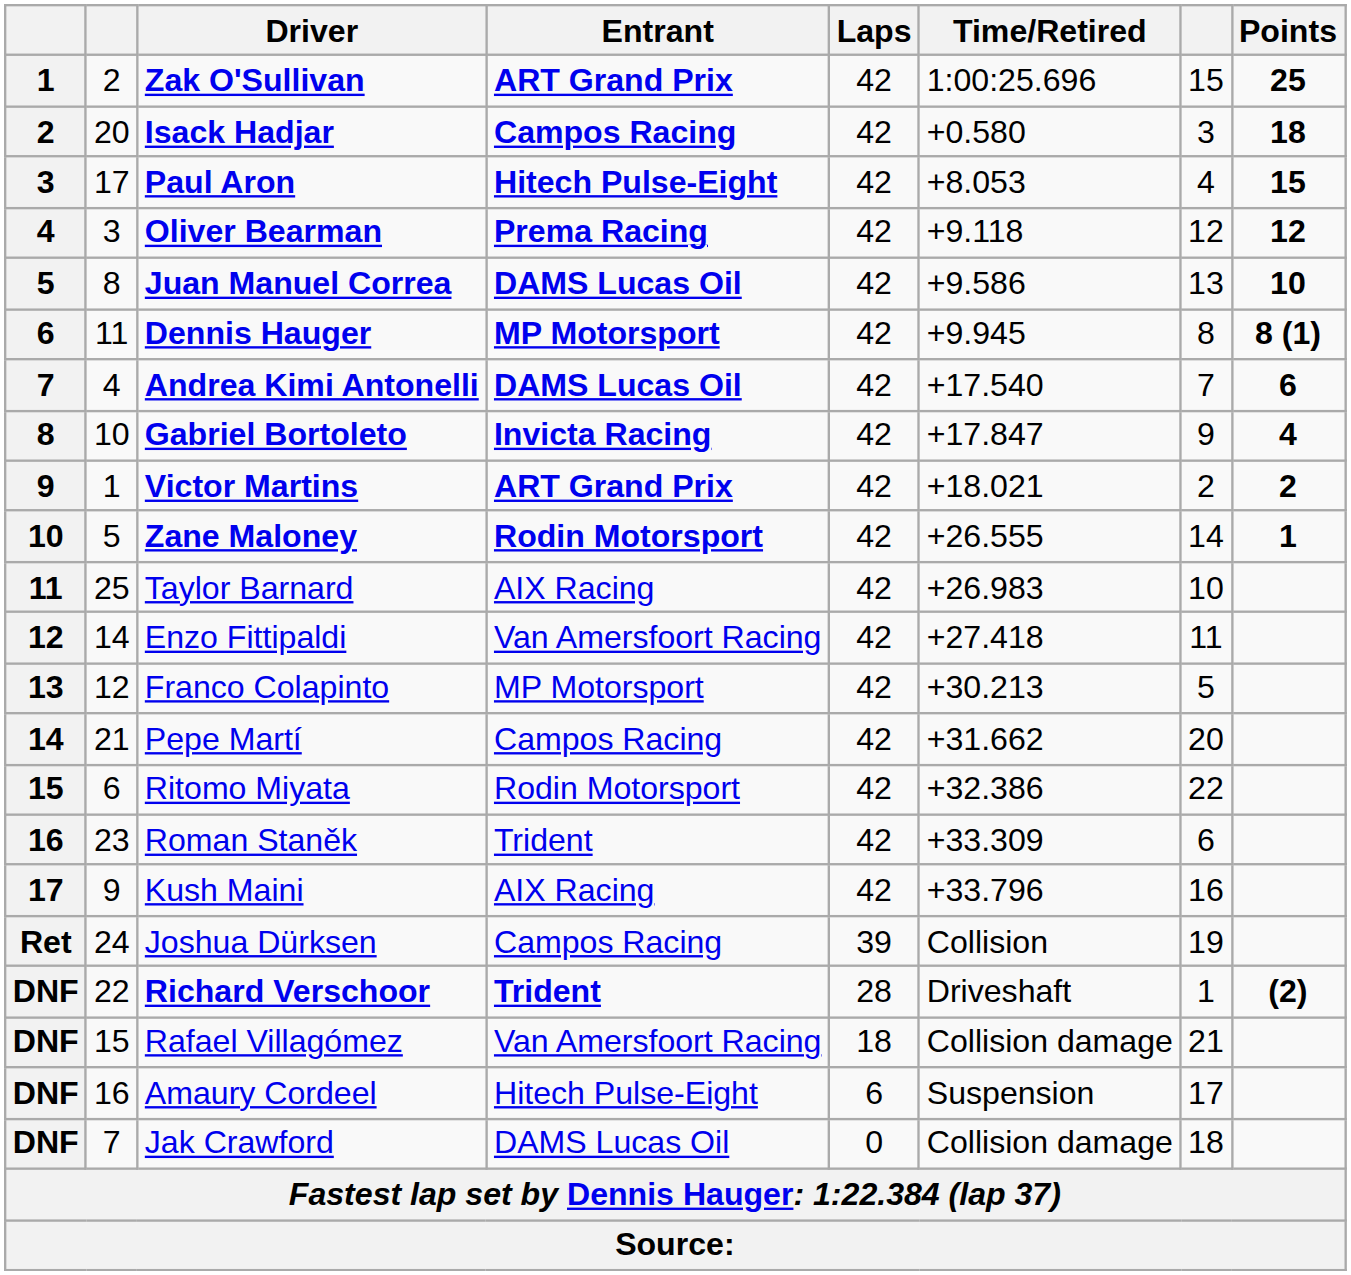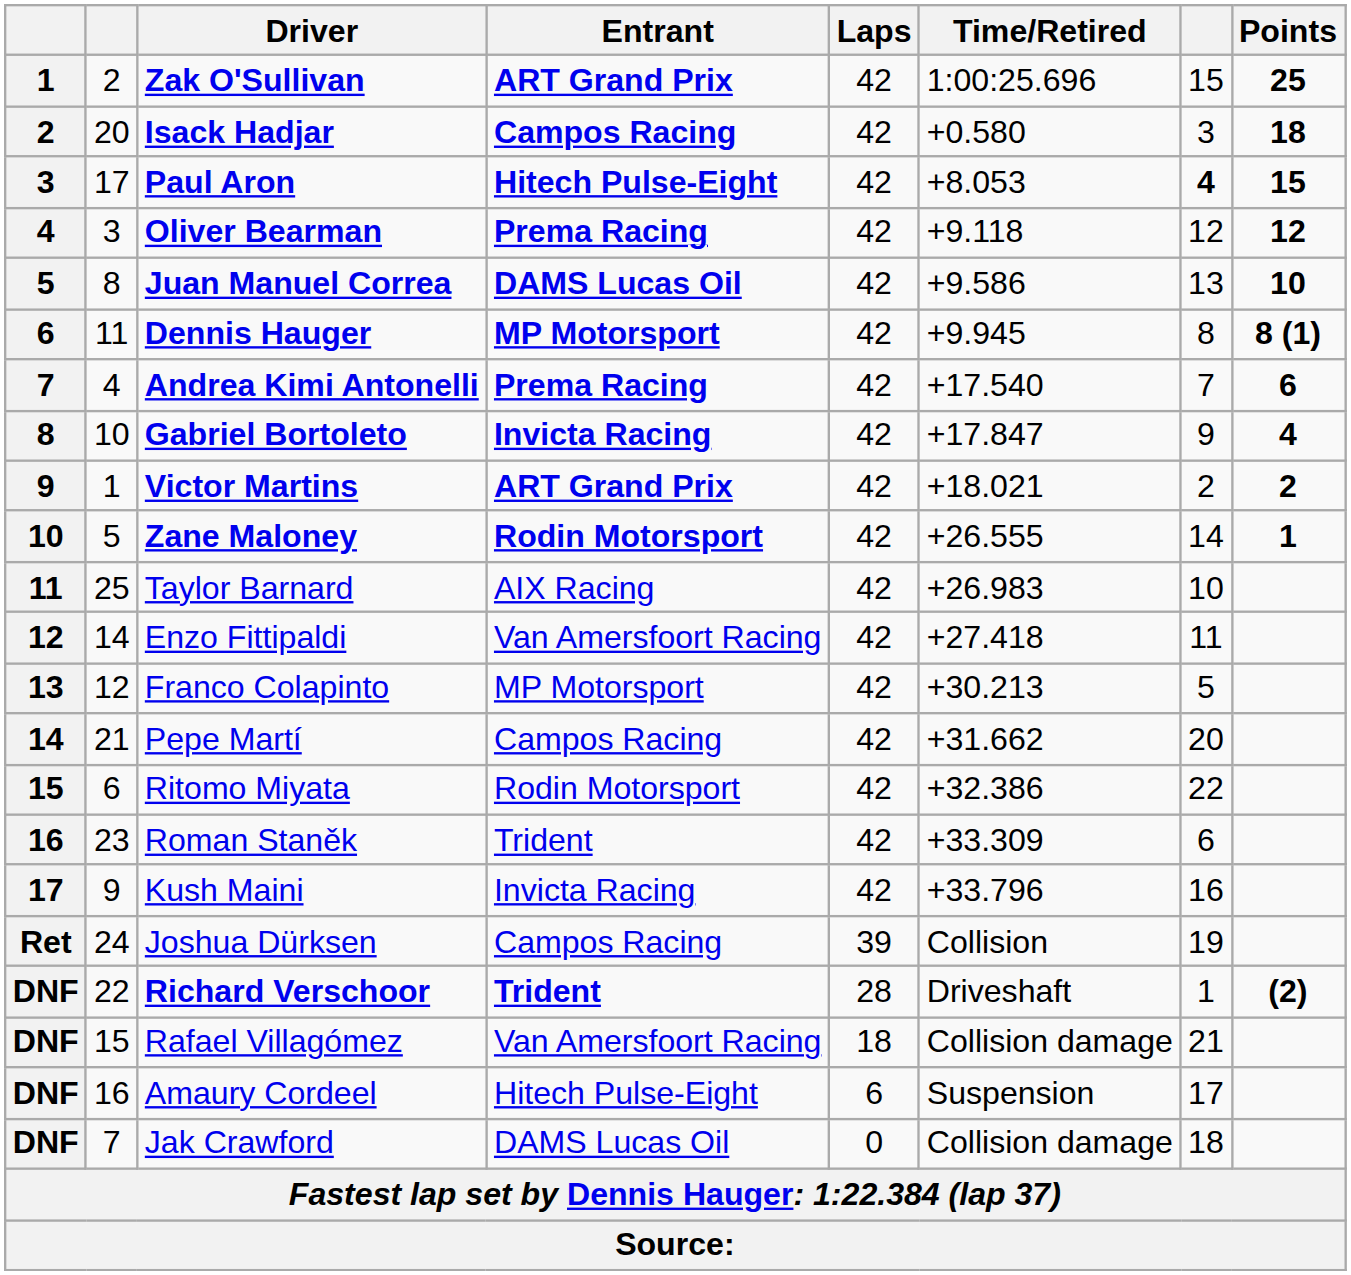(1206, 182) normal -> (1206, 182) bold
(618, 384) DAMS Lucas Oil -> (601, 384) Prema Racing
(574, 890) AIX Racing -> (595, 890) Invicta Racing
